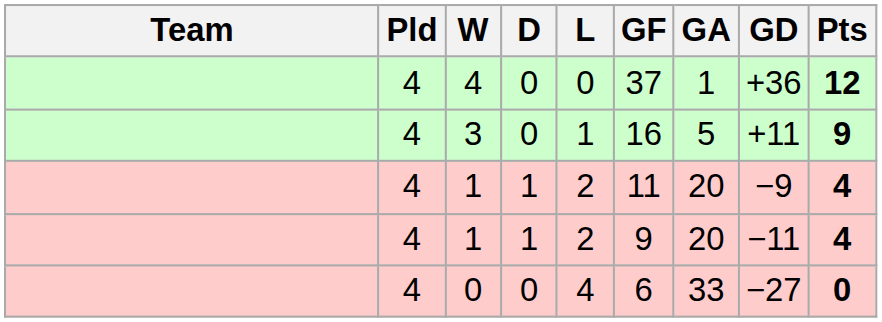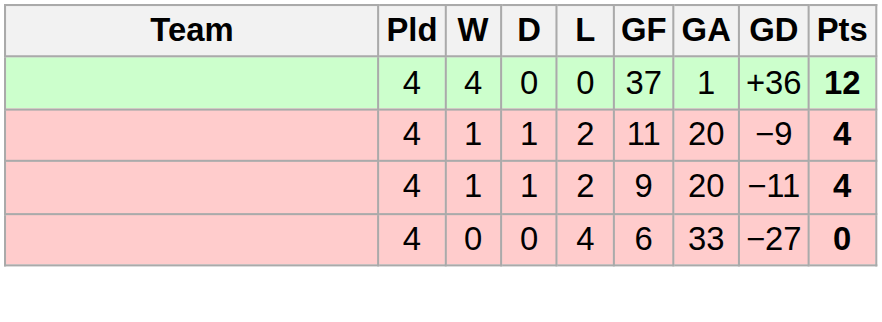- row: (473, 134)
